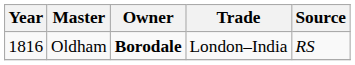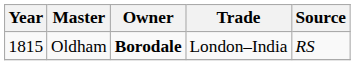(26, 45) 1816 -> (26, 45) 1815
